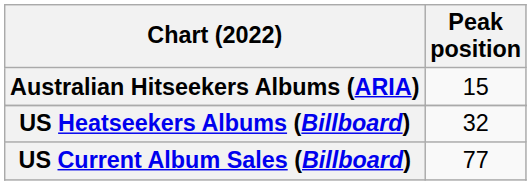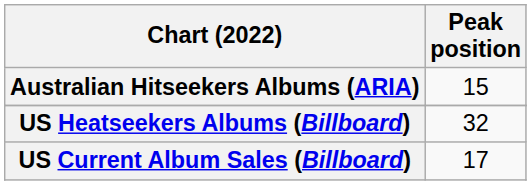(476, 160) 77 -> (476, 160) 17
